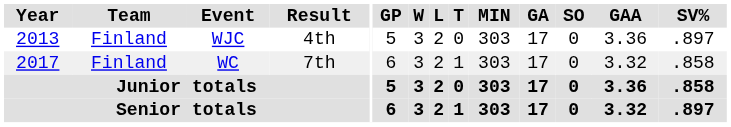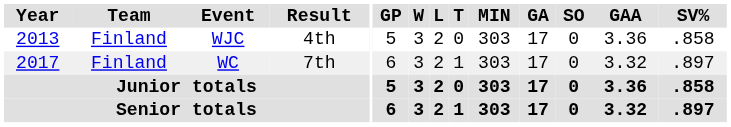(693, 39) .897 -> (693, 39) .858
(693, 63) .858 -> (693, 63) .897
